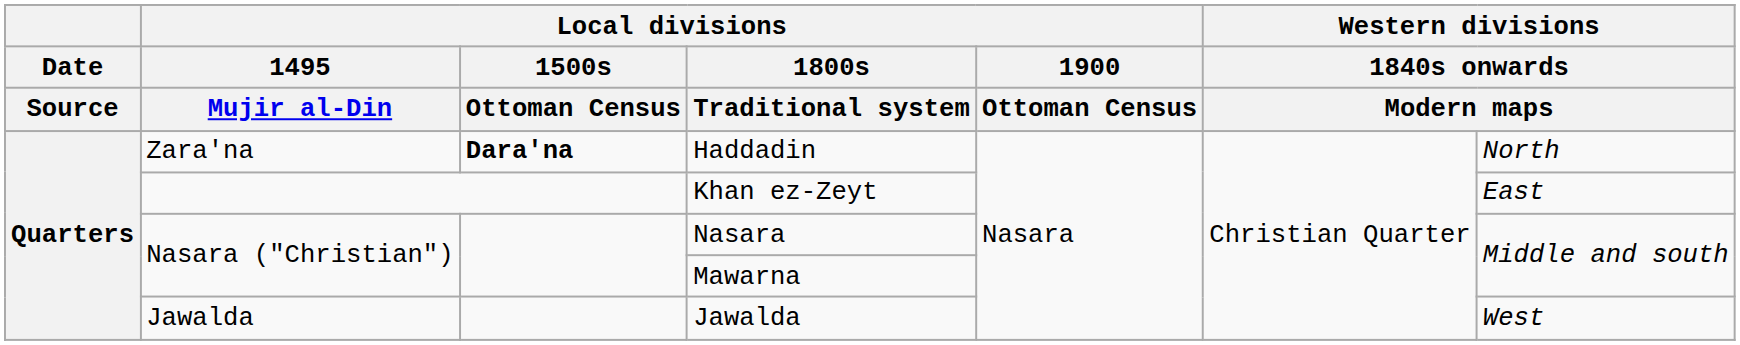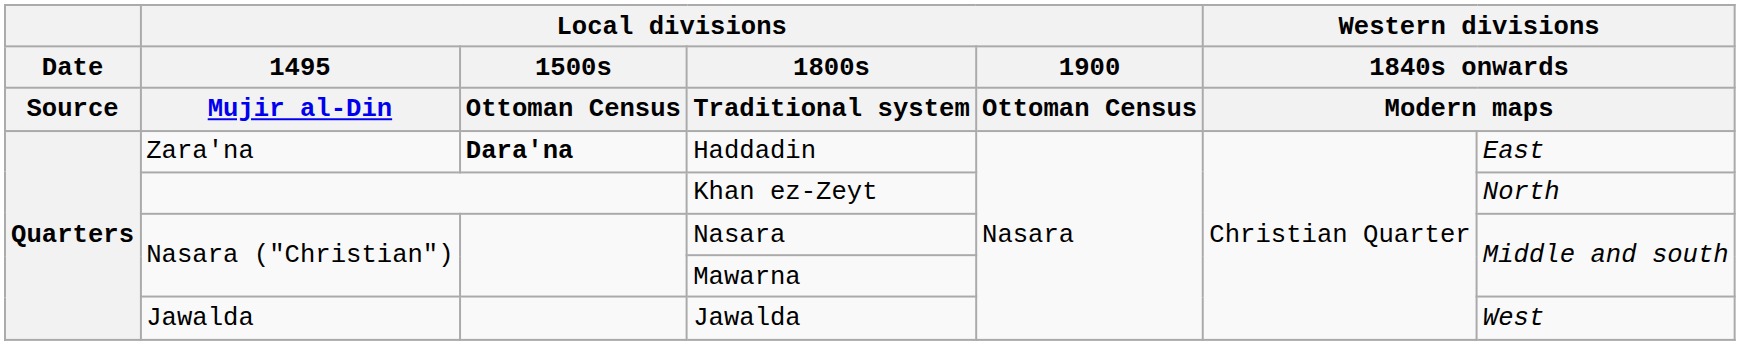(1521, 151) North -> (1514, 151) East
(1514, 193) East -> (1521, 193) North
